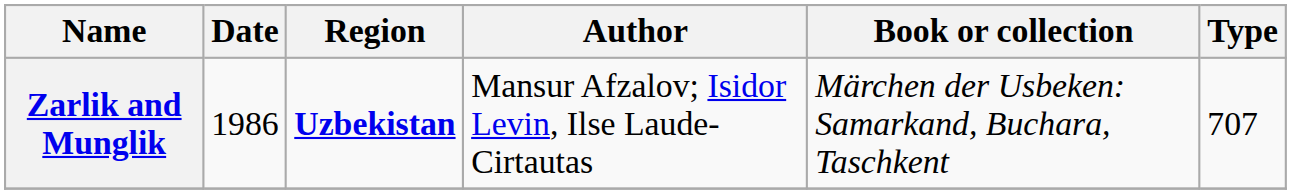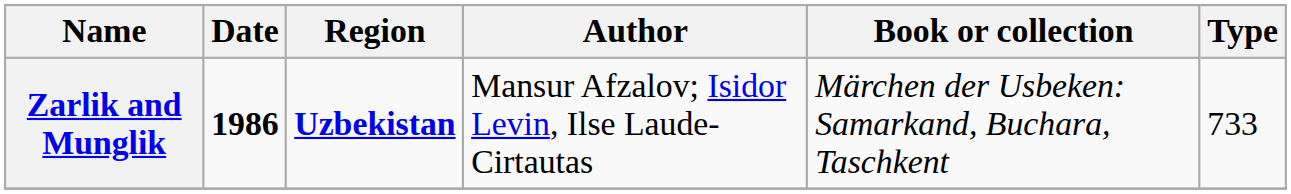(245, 122) normal -> (245, 122) bold
(1233, 122) 707 -> (1233, 122) 733
